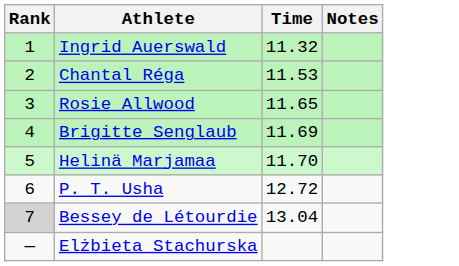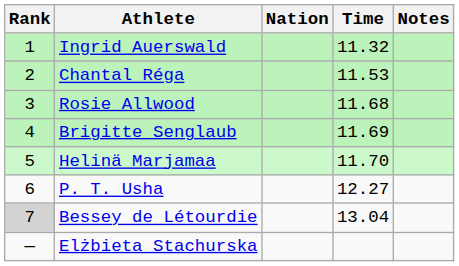+ column: (297, 19)
(292, 104) 11.65 -> (363, 104) 11.68
(292, 189) 12.72 -> (363, 189) 12.27
